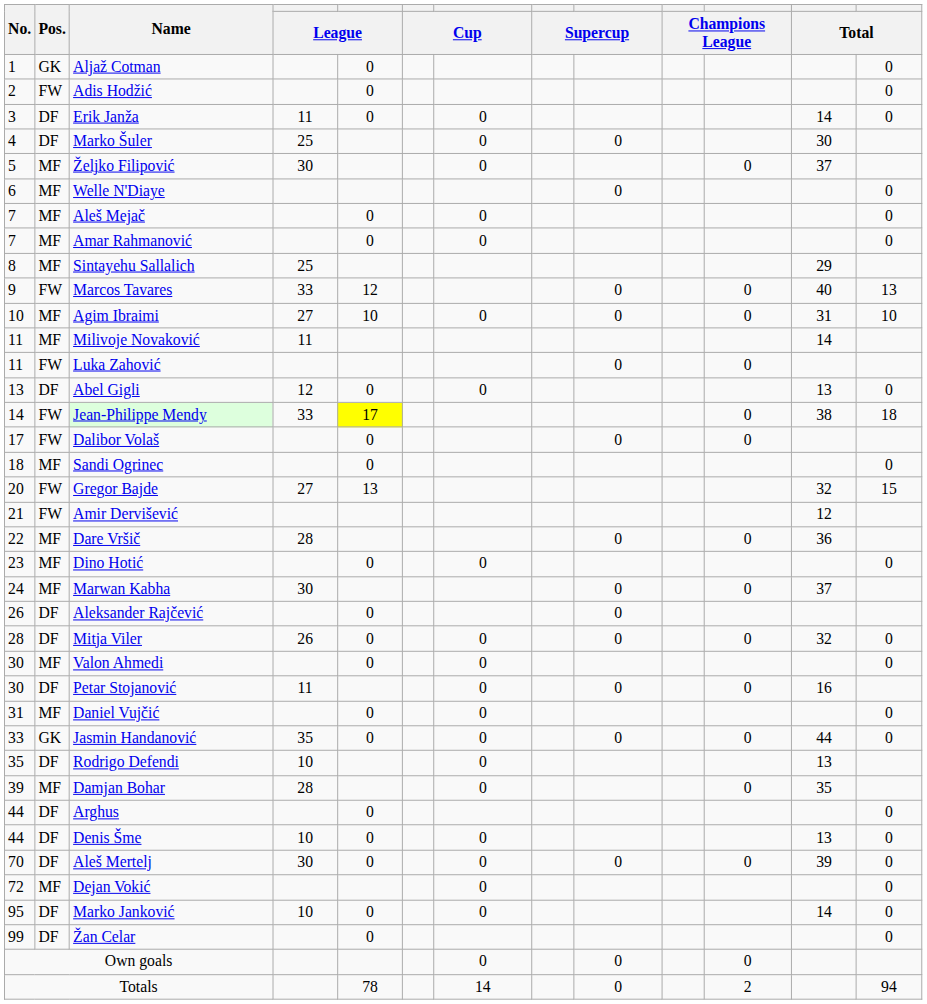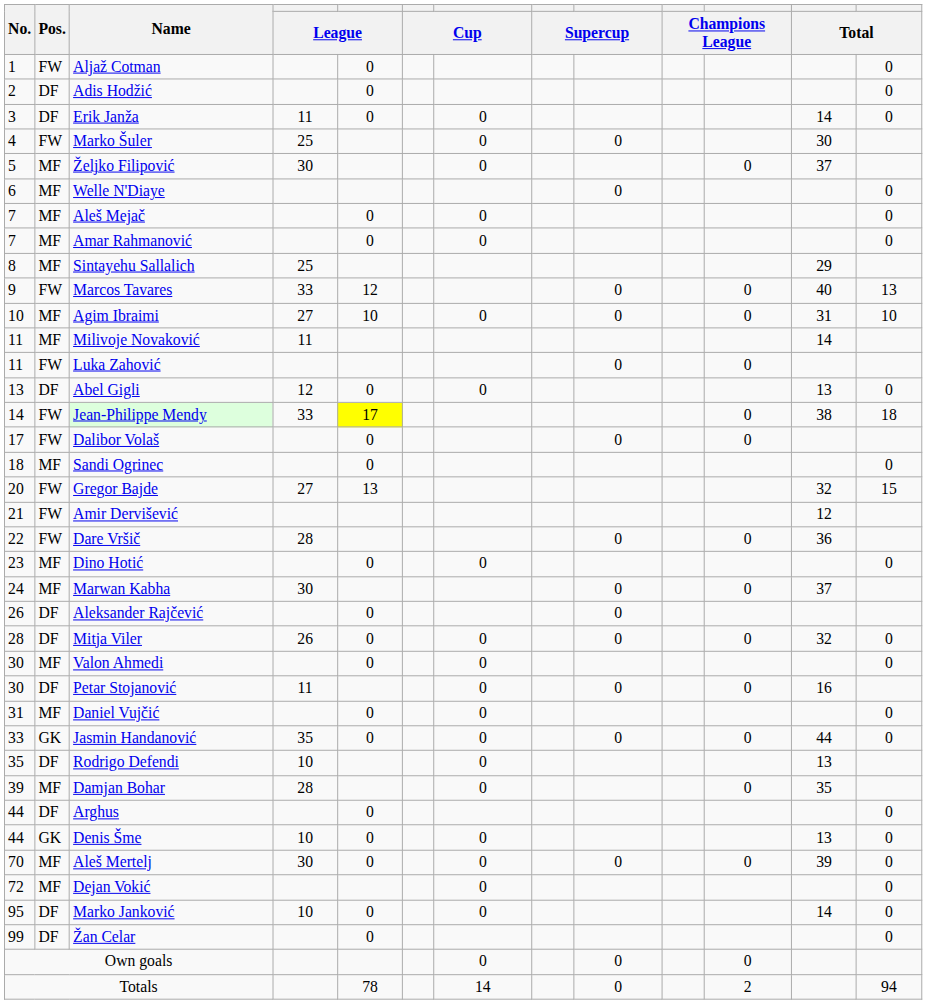(50, 66) GK -> (50, 66) FW
(50, 91) FW -> (48, 91) DF
(48, 141) DF -> (50, 141) FW
(50, 539) MF -> (50, 539) FW
(48, 837) DF -> (50, 837) GK
(48, 862) DF -> (50, 862) MF
